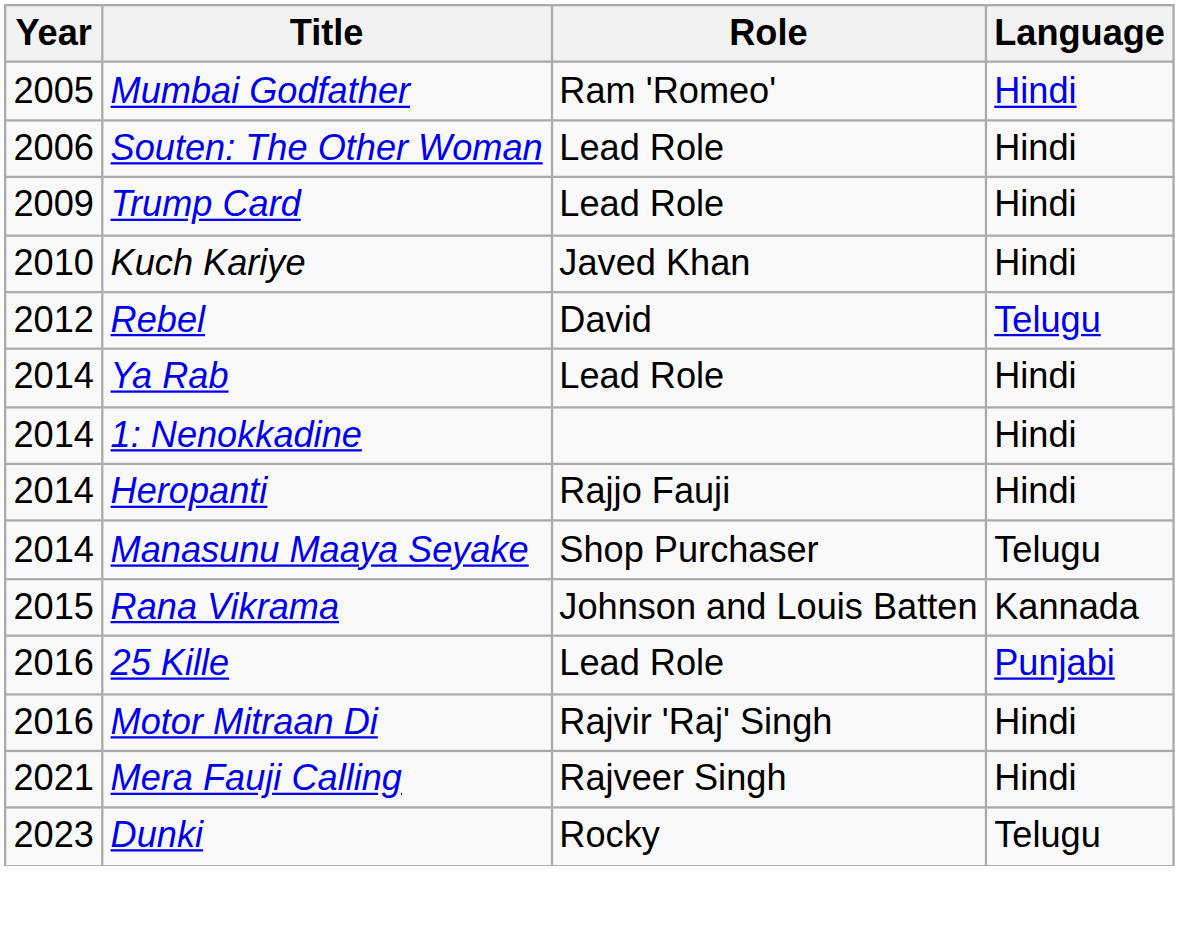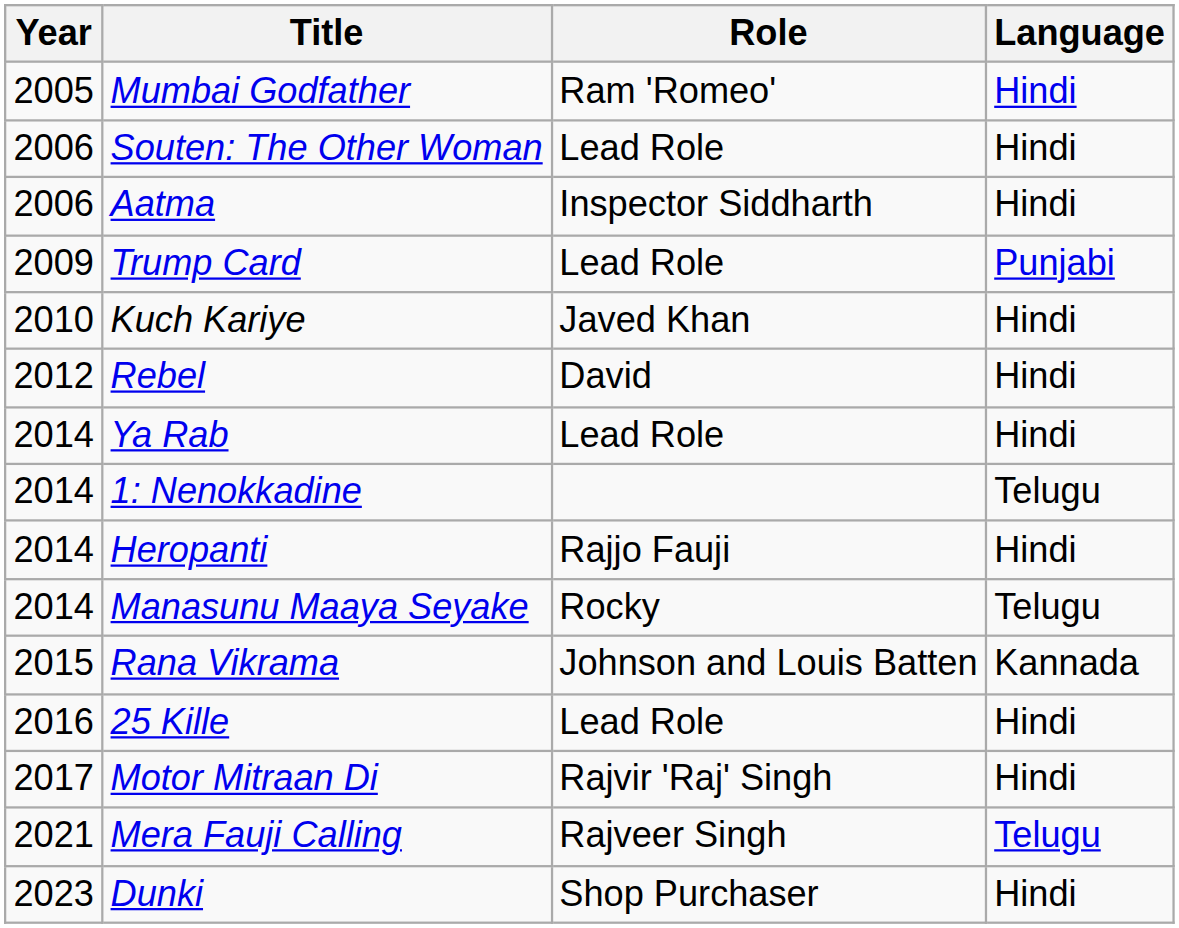+ row: (163, 205)
(1035, 205) Hindi -> (1055, 262) Punjabi
(1047, 319) Telugu -> (1035, 377) Hindi
(1035, 434) Hindi -> (1047, 491) Telugu
(689, 549) Shop Purchaser -> (610, 606) Rocky
(1055, 663) Punjabi -> (1035, 721) Hindi
(54, 721) 2016 -> (54, 778) 2017
(1035, 778) Hindi -> (1047, 836) Telugu
(610, 836) Rocky -> (689, 893) Shop Purchaser
(1047, 836) Telugu -> (1035, 893) Hindi
